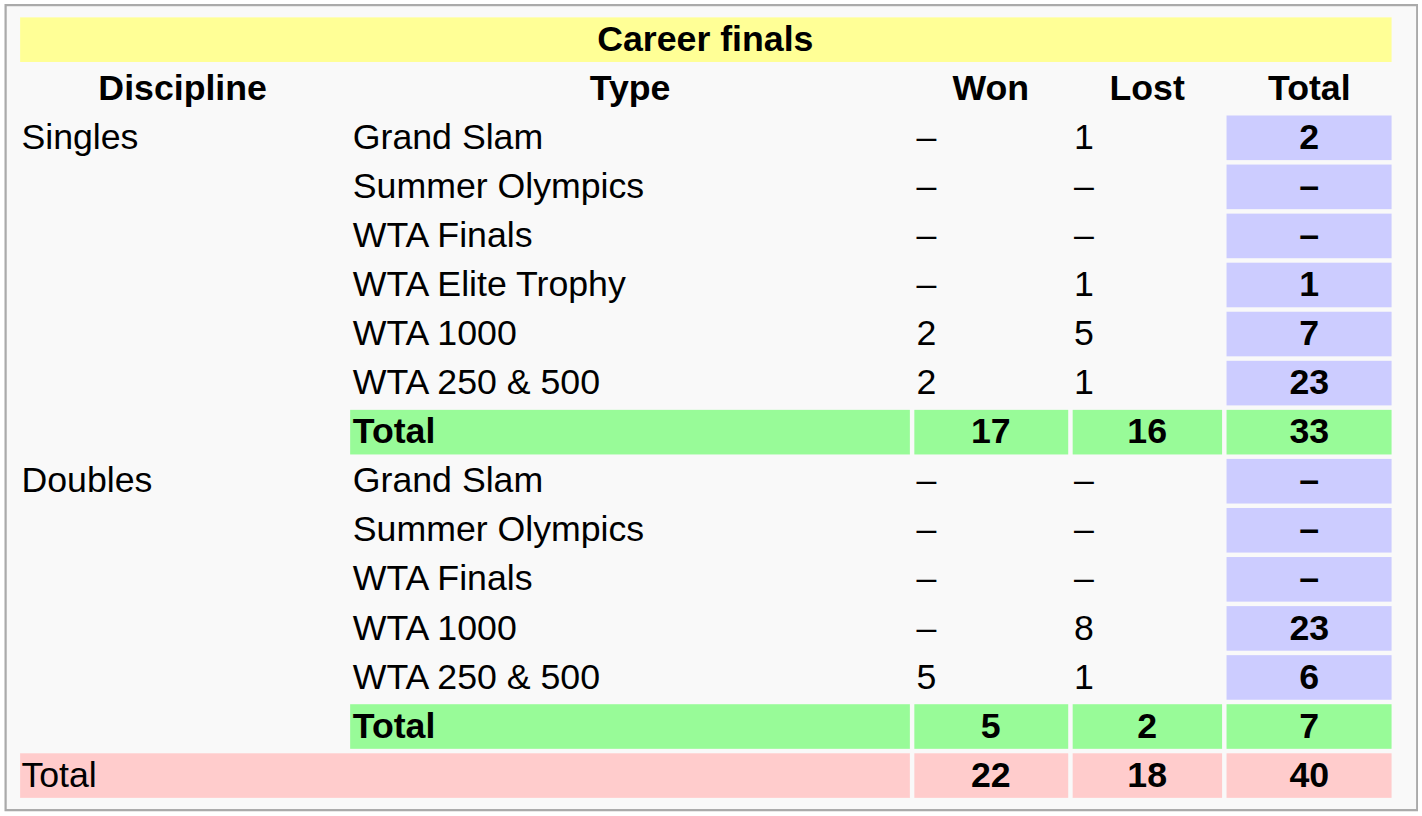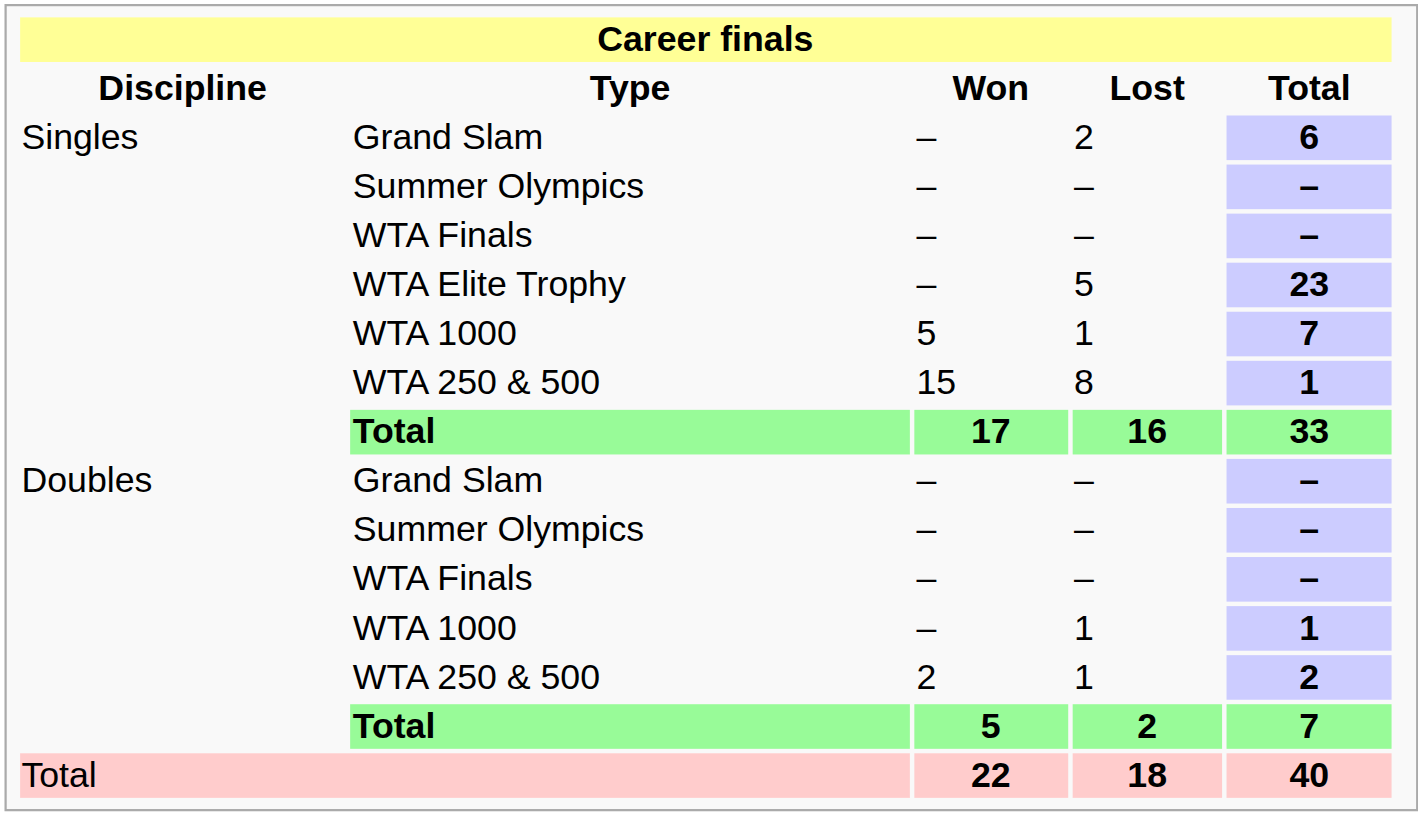(1084, 137) 1 -> (1084, 137) 2
(1309, 137) 2 -> (1309, 137) 6
(1084, 284) 1 -> (1084, 284) 5
(1309, 284) 1 -> (1309, 284) 23
(926, 333) 2 -> (926, 333) 5
(1084, 333) 5 -> (1084, 333) 1
(926, 382) 2 -> (936, 382) 15
(1084, 382) 1 -> (1084, 382) 8
(1309, 382) 23 -> (1309, 382) 1
(1084, 628) 8 -> (1084, 628) 1
(1309, 628) 23 -> (1309, 628) 1
(926, 677) 5 -> (926, 677) 2
(1309, 677) 6 -> (1309, 677) 2
